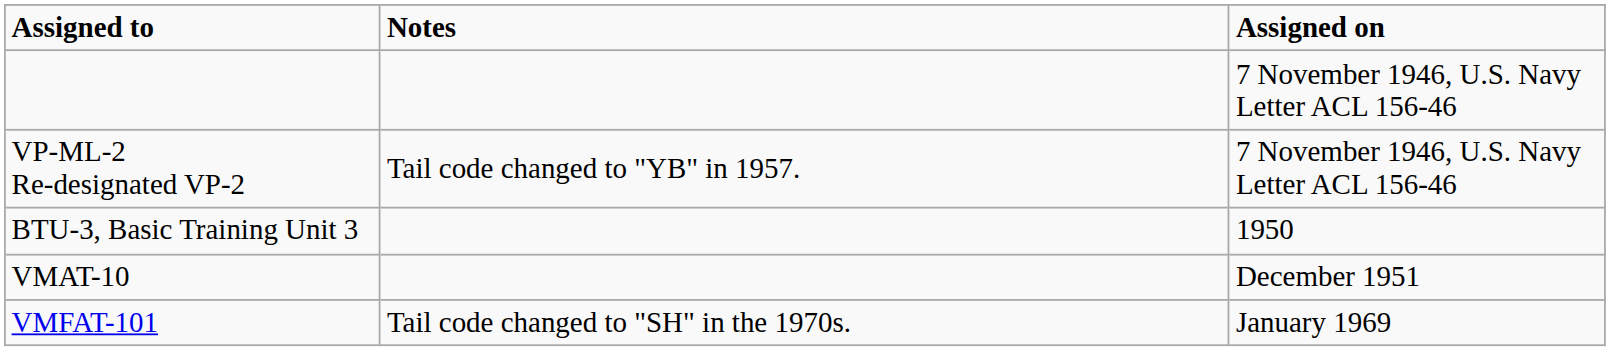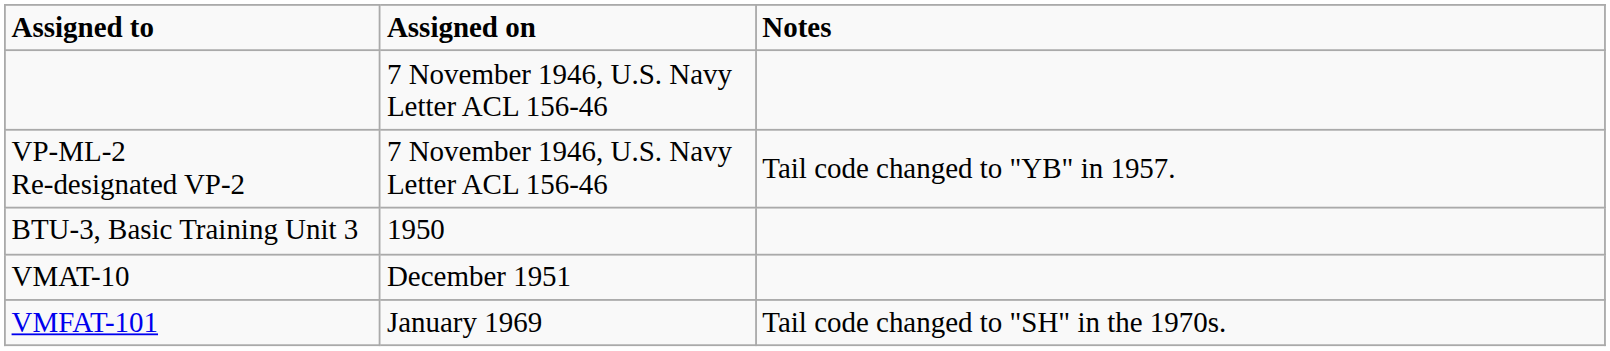columns swapped: (1310, 27) <-> (422, 27)
